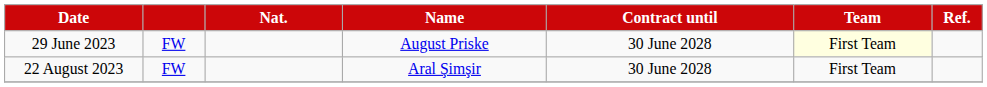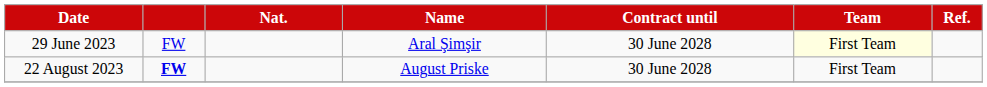(444, 43) August Priske -> (444, 43) Aral Şimşir
(174, 69) normal -> (174, 69) bold
(444, 69) Aral Şimşir -> (444, 69) August Priske
